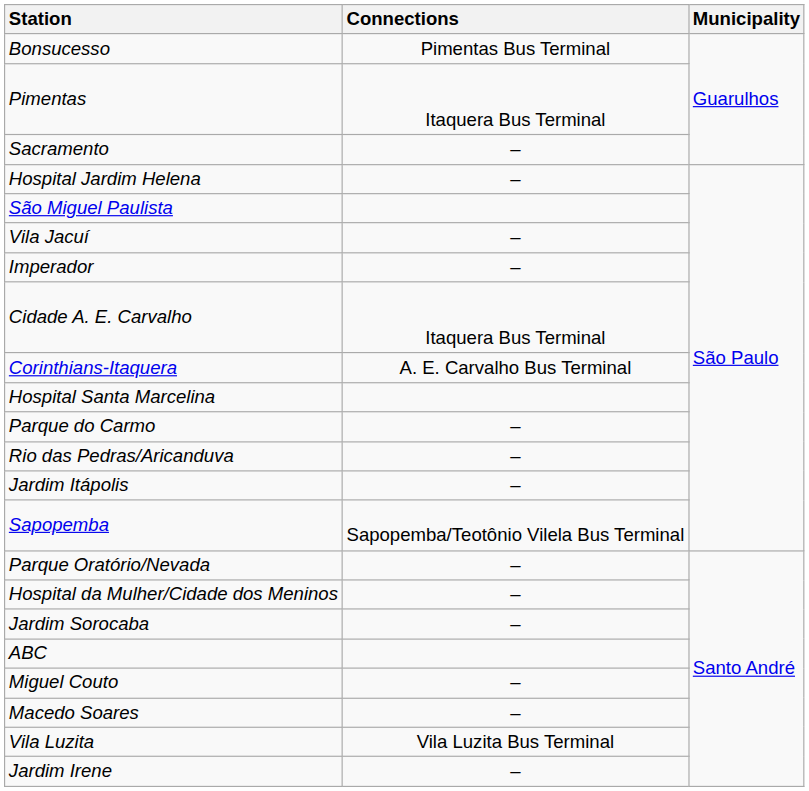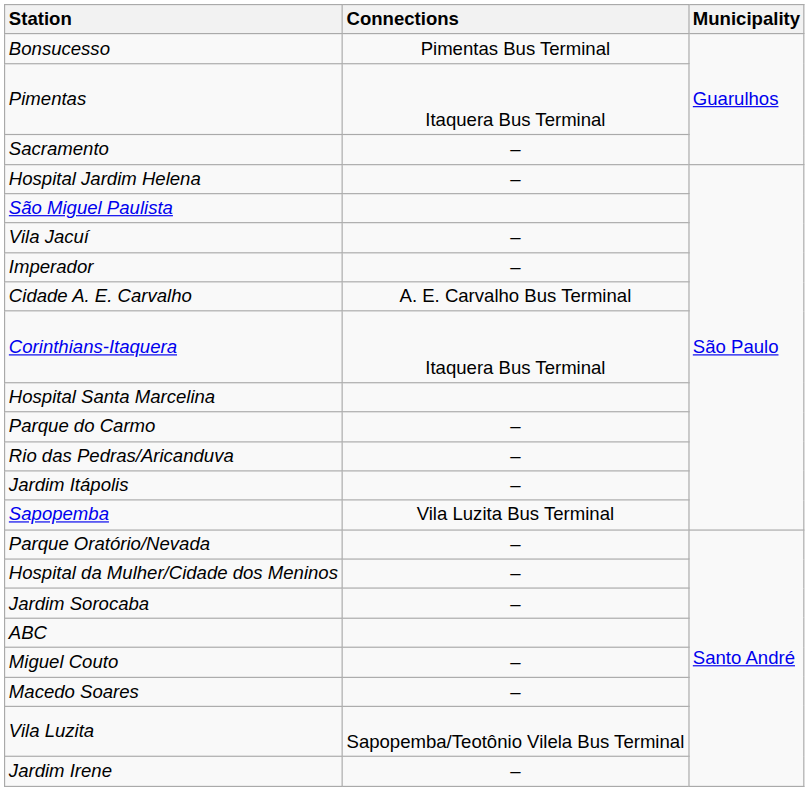(515, 338) Itaquera Bus Terminal -> (515, 296) A. E. Carvalho Bus Terminal
(515, 367) A. E. Carvalho Bus Terminal -> (515, 367) Itaquera Bus Terminal
(515, 535) Sapopemba/Teotônio Vilela Bus Terminal -> (515, 514) Vila Luzita Bus Terminal
(515, 741) Vila Luzita Bus Terminal -> (515, 741) Sapopemba/Teotônio Vilela Bus Terminal
